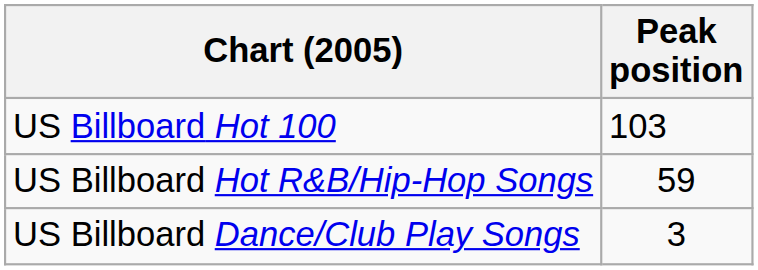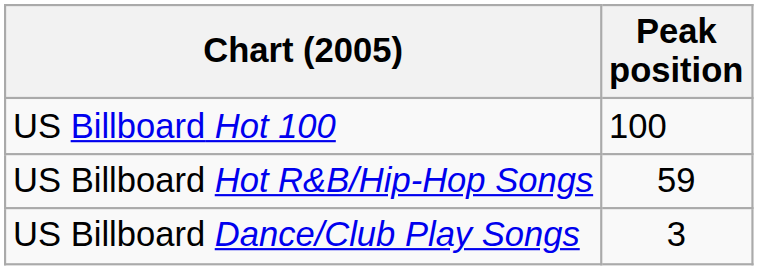(638, 125) 103 -> (638, 125) 100
